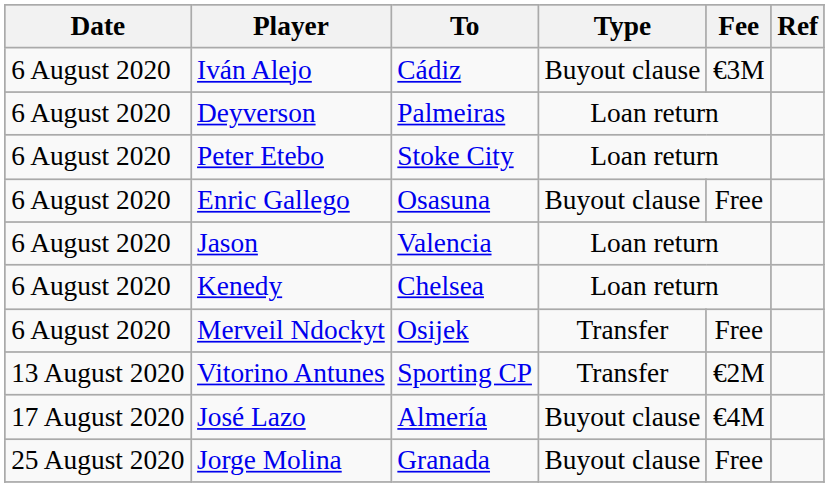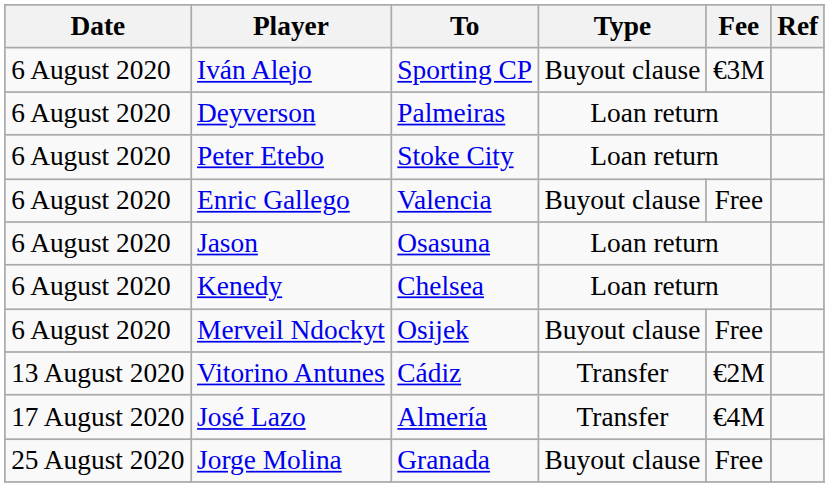(429, 69) Cádiz -> (465, 69) Sporting CP
(444, 199) Osasuna -> (444, 199) Valencia
(444, 243) Valencia -> (444, 243) Osasuna
(622, 329) Transfer -> (622, 329) Buyout clause
(465, 373) Sporting CP -> (429, 373) Cádiz
(622, 416) Buyout clause -> (622, 416) Transfer
